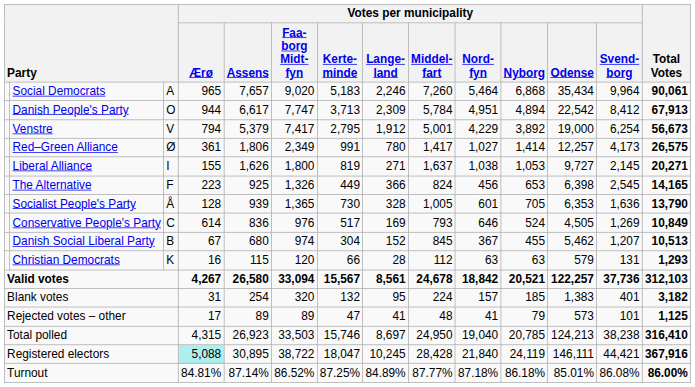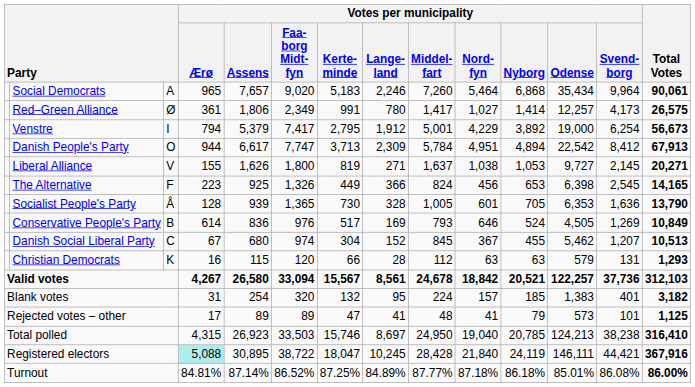rows swapped: (71, 110) <-> (65, 147)
(170, 128) V -> (168, 128) I
(168, 166) I -> (170, 166) V
(171, 222) C -> (170, 222) B
(170, 241) B -> (171, 241) C
